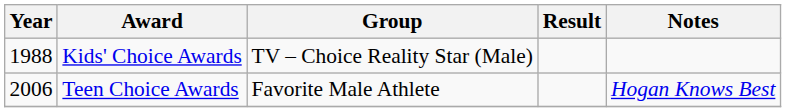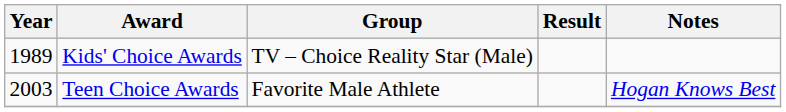(31, 55) 1988 -> (31, 55) 1989
(31, 89) 2006 -> (31, 89) 2003
